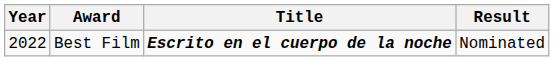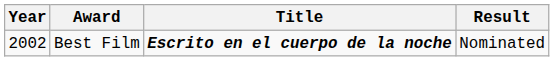(27, 43) 2022 -> (27, 43) 2002
